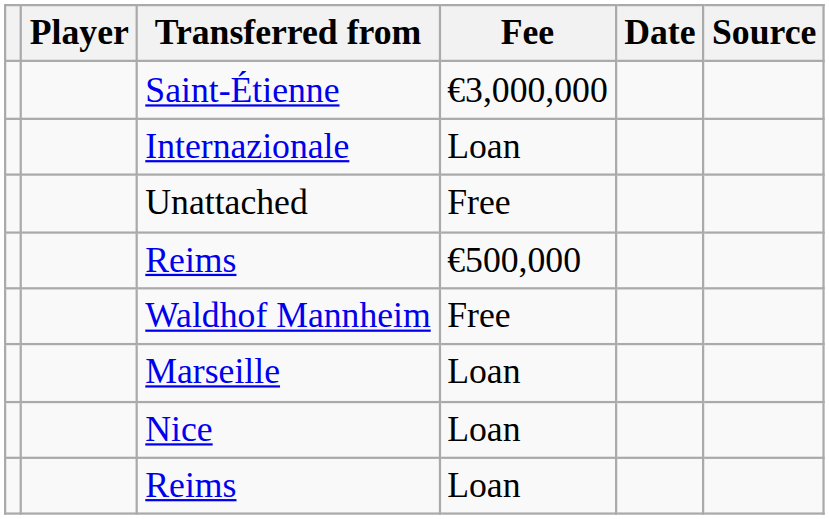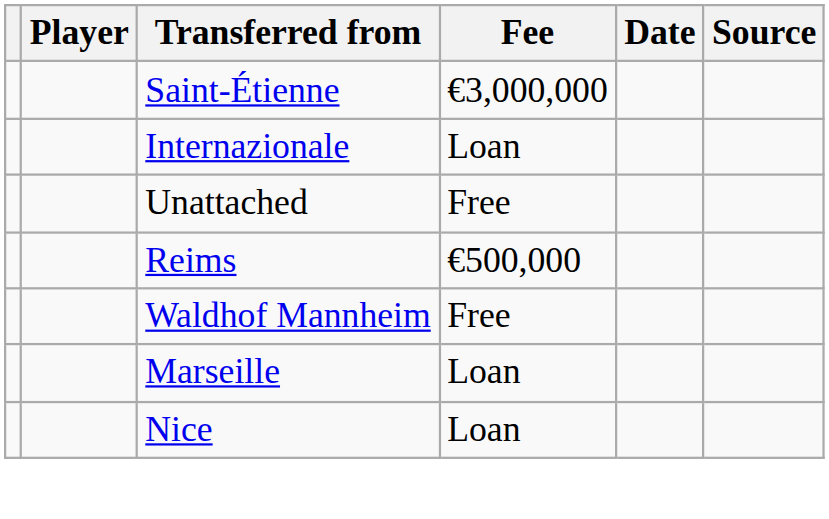- row: (191, 485)
